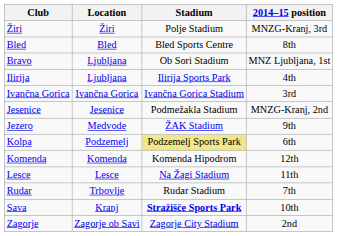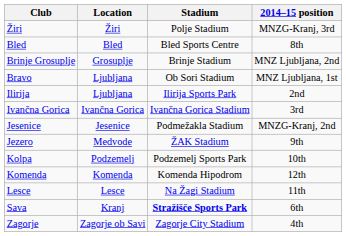+ row: (41, 61)
(289, 77) 4th -> (297, 93) 2nd
(194, 142) khaki background -> (200, 158) no background
(289, 142) 6th -> (297, 158) 10th
- row: (19, 191)
(289, 207) 10th -> (297, 207) 6th
(289, 223) 2nd -> (297, 223) 4th
